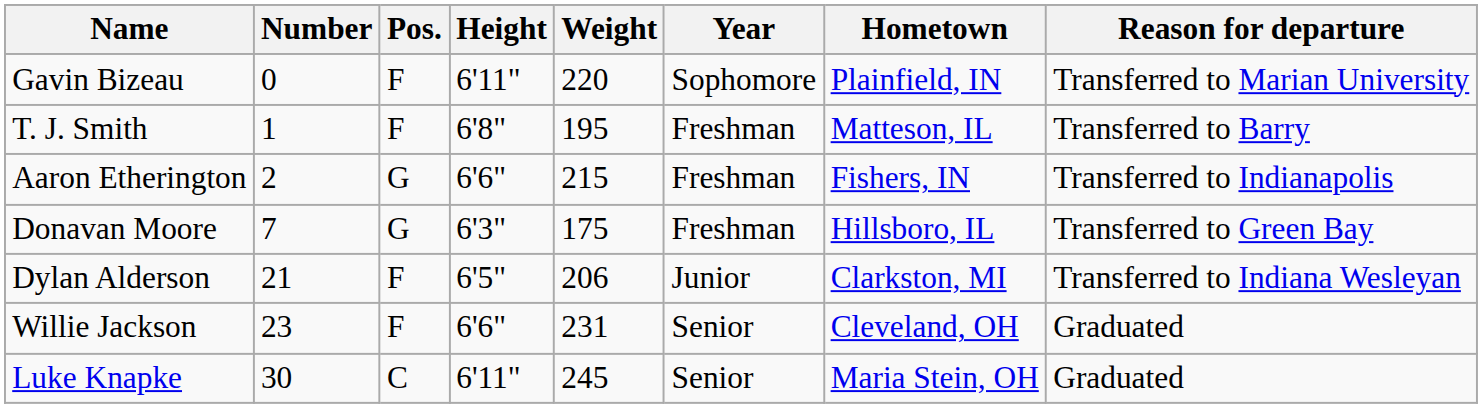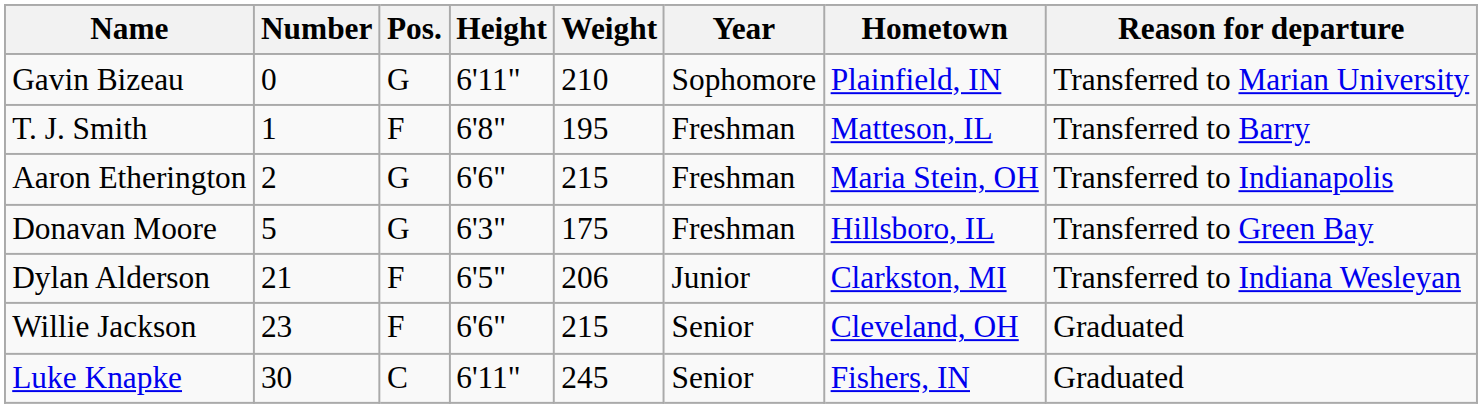(396, 79) F -> (398, 79) G
(585, 79) 220 -> (585, 79) 210
(900, 178) Fishers, IN -> (935, 178) Maria Stein, OH
(269, 228) 7 -> (269, 228) 5
(585, 327) 231 -> (585, 327) 215
(935, 377) Maria Stein, OH -> (900, 377) Fishers, IN
